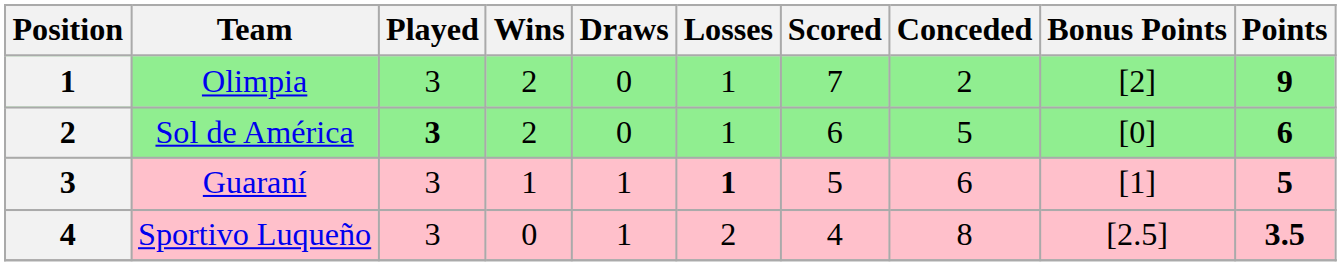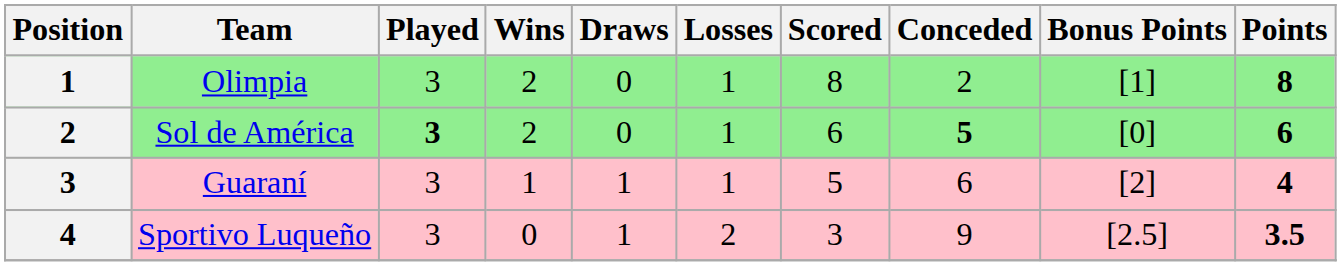(835, 81) 7 -> (835, 81) 8
(1137, 81) [2] -> (1137, 81) [1]
(1285, 81) 9 -> (1285, 81) 8
(965, 132) normal -> (965, 132) bold
(728, 183) bold -> (728, 183) normal
(1137, 183) [1] -> (1137, 183) [2]
(1285, 183) 5 -> (1285, 183) 4
(835, 234) 4 -> (835, 234) 3
(965, 234) 8 -> (965, 234) 9
